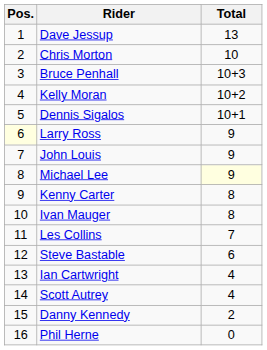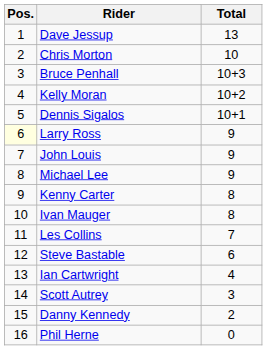(231, 174) lightyellow background -> (231, 174) no background
(231, 295) 4 -> (231, 295) 3
